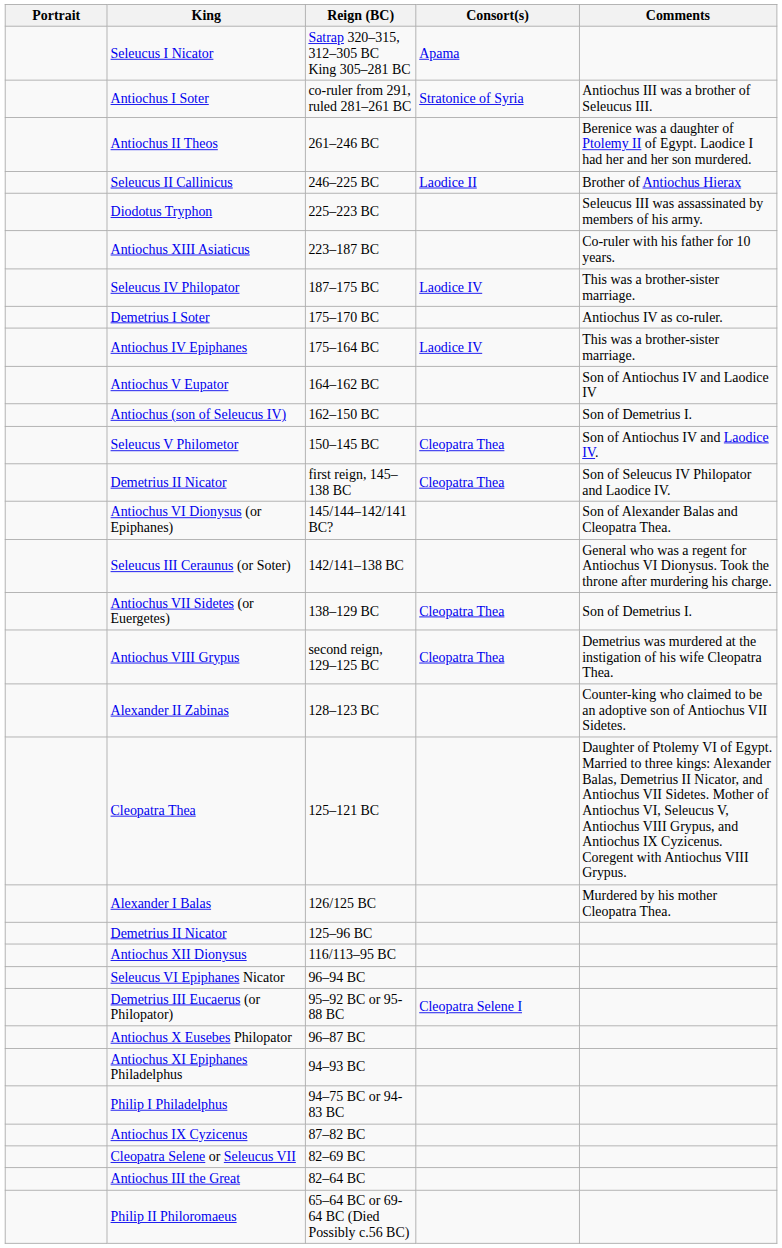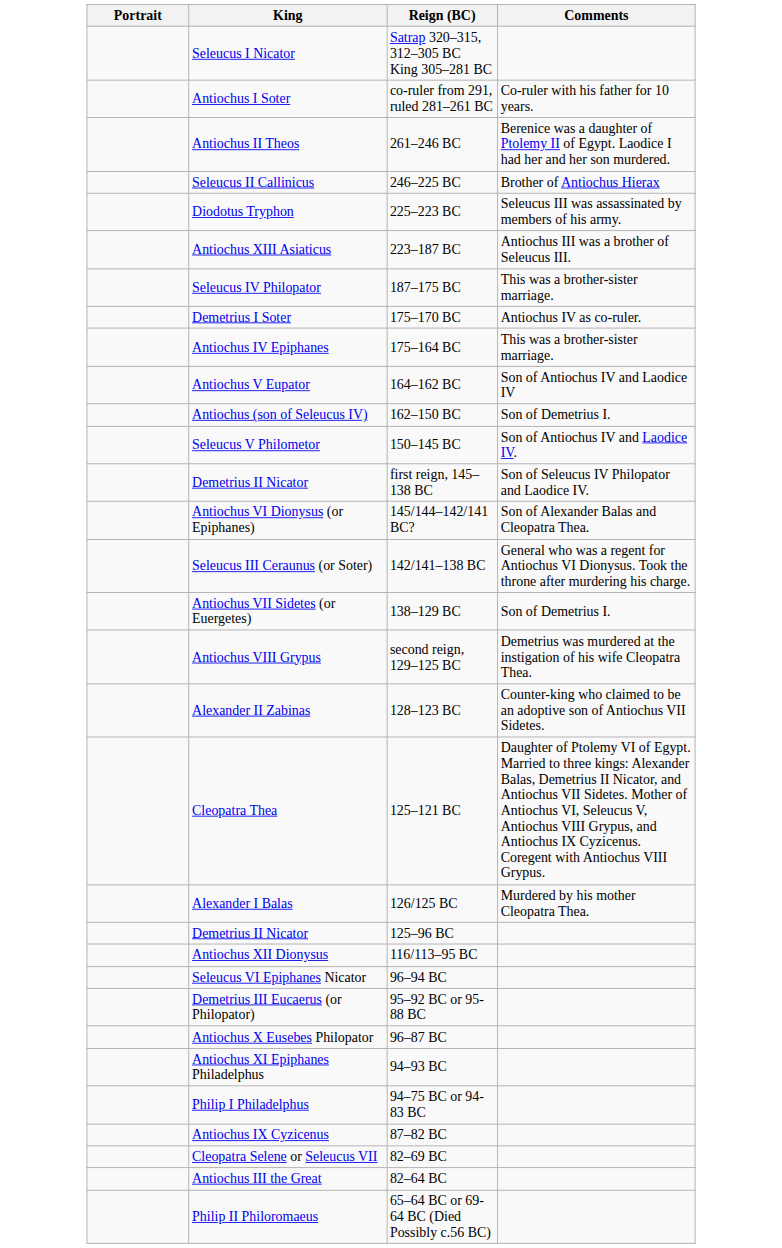- column: (498, 15)
(666, 98) Antiochus III was a brother of Seleucus III. -> (585, 98) Co-ruler with his father for 10 years.
(666, 249) Co-ruler with his father for 10 years. -> (585, 249) Antiochus III was a brother of Seleucus III.
